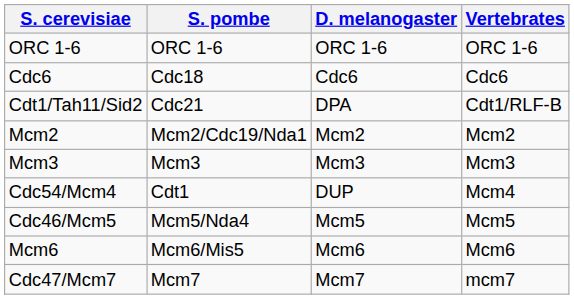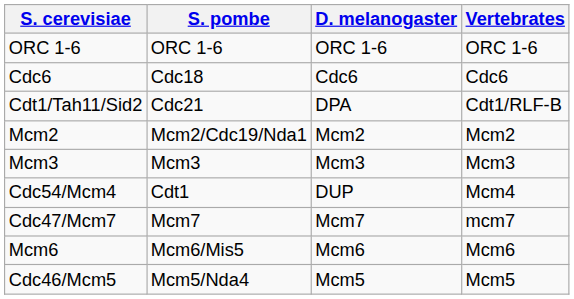rows swapped: (62, 221) <-> (62, 279)
